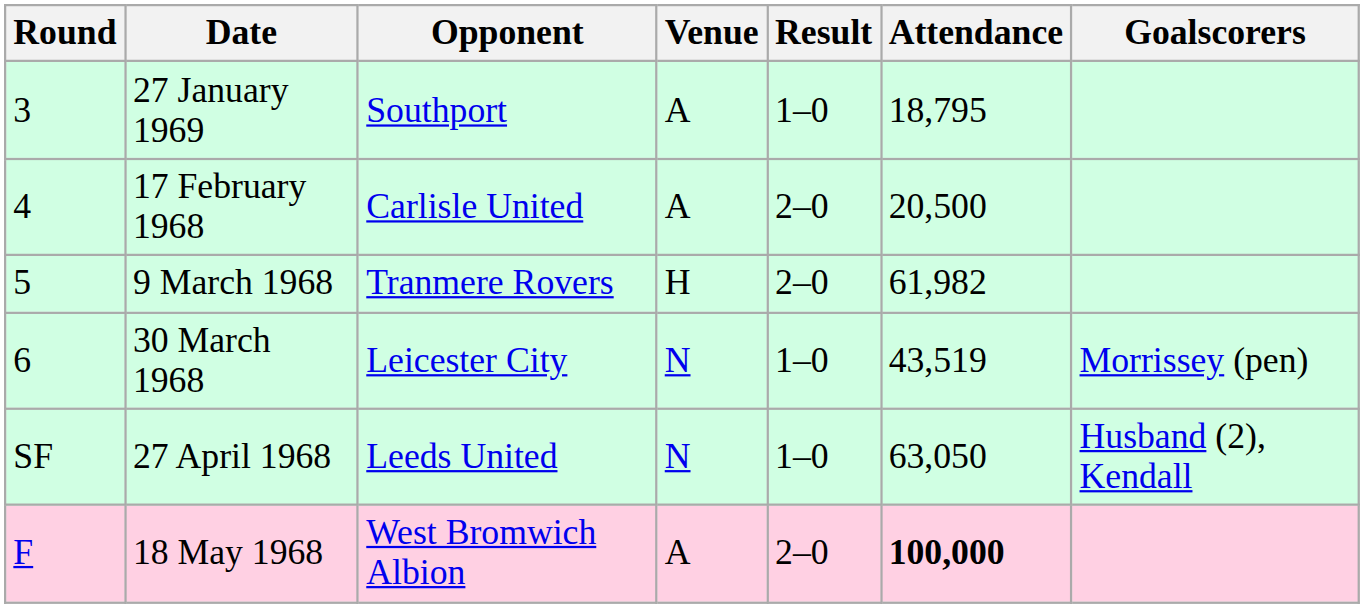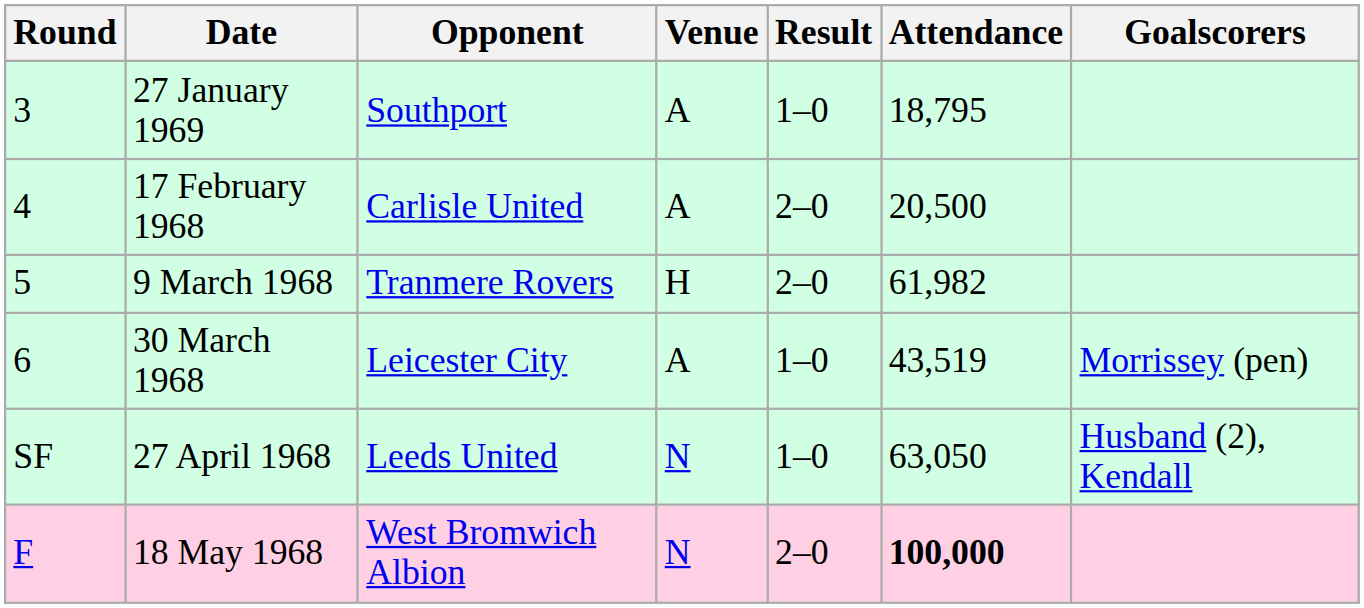(678, 359) N -> (678, 359) A
(678, 552) A -> (678, 552) N
